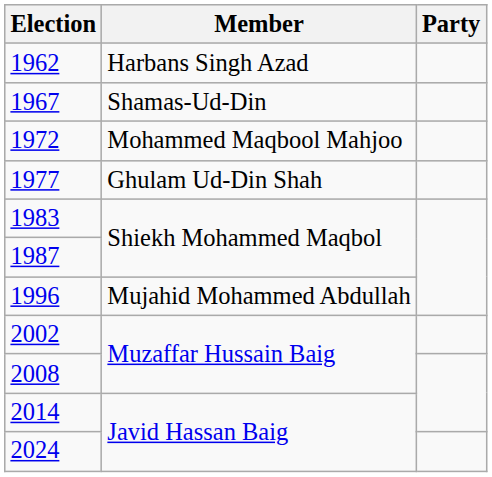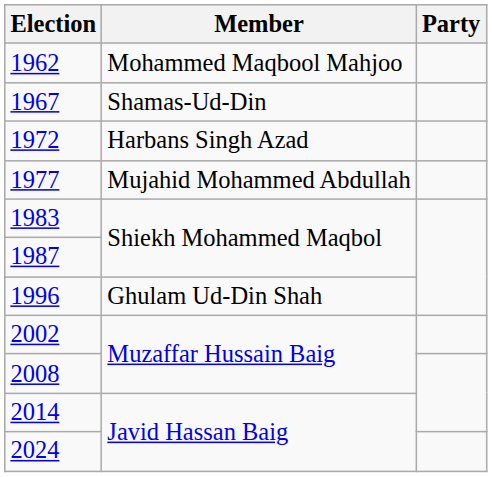(208, 62) Harbans Singh Azad -> (255, 62) Mohammed Maqbool Mahjoo
(255, 140) Mohammed Maqbool Mahjoo -> (208, 140) Harbans Singh Azad
(215, 179) Ghulam Ud-Din Shah -> (259, 179) Mujahid Mohammed Abdullah
(259, 295) Mujahid Mohammed Abdullah -> (215, 295) Ghulam Ud-Din Shah
